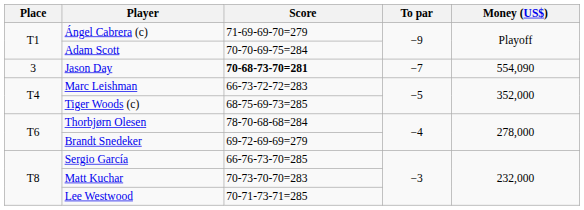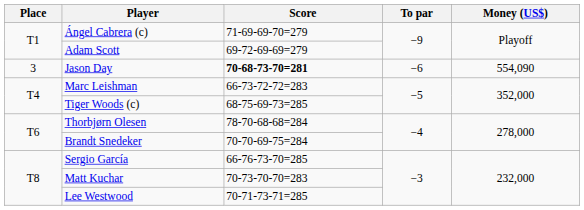(267, 50) 70-70-69-75=284 -> (267, 50) 69-72-69-69=279
(417, 68) −7 -> (417, 68) −6
(267, 141) 69-72-69-69=279 -> (267, 141) 70-70-69-75=284
